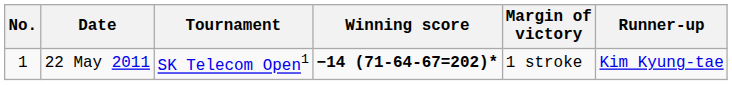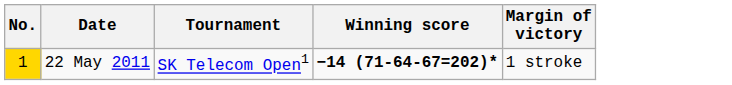- column: (662, 27)
(23, 64) no background -> (23, 64) gold background
